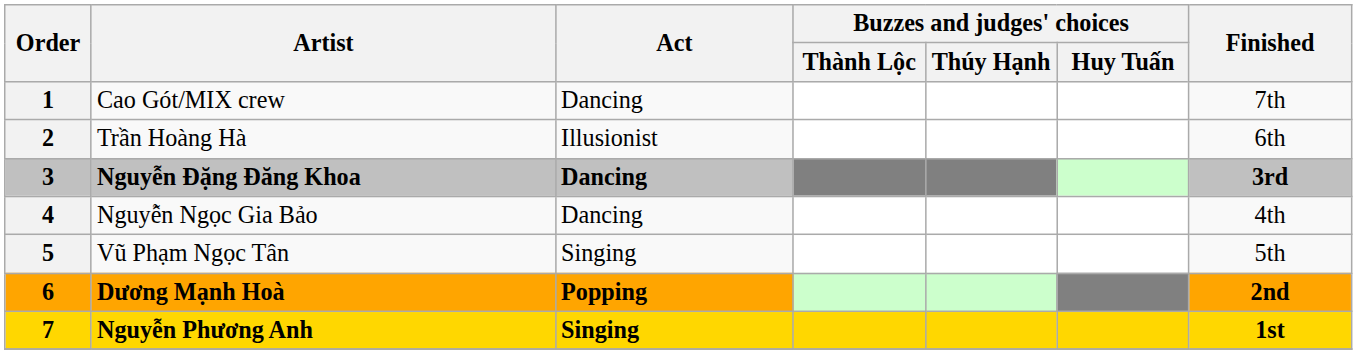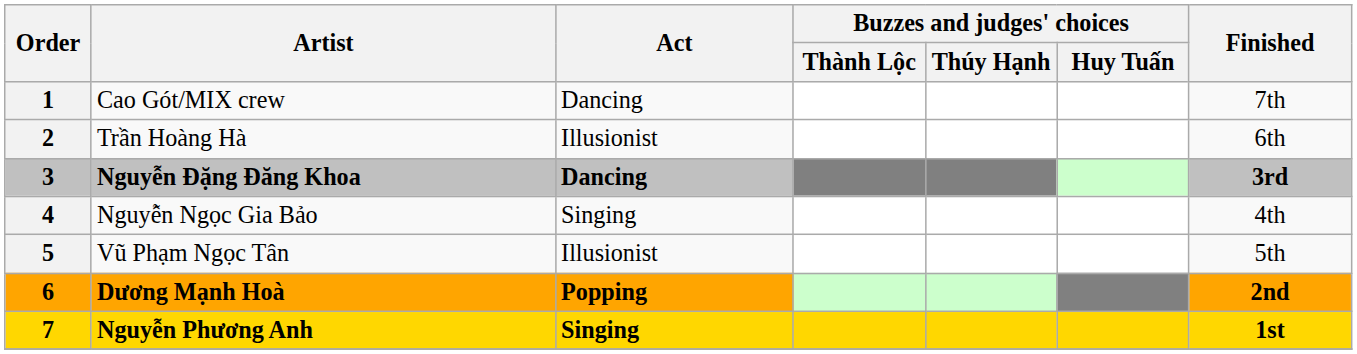(602, 215) Dancing -> (599, 215) Singing
(599, 253) Singing -> (609, 253) Illusionist
